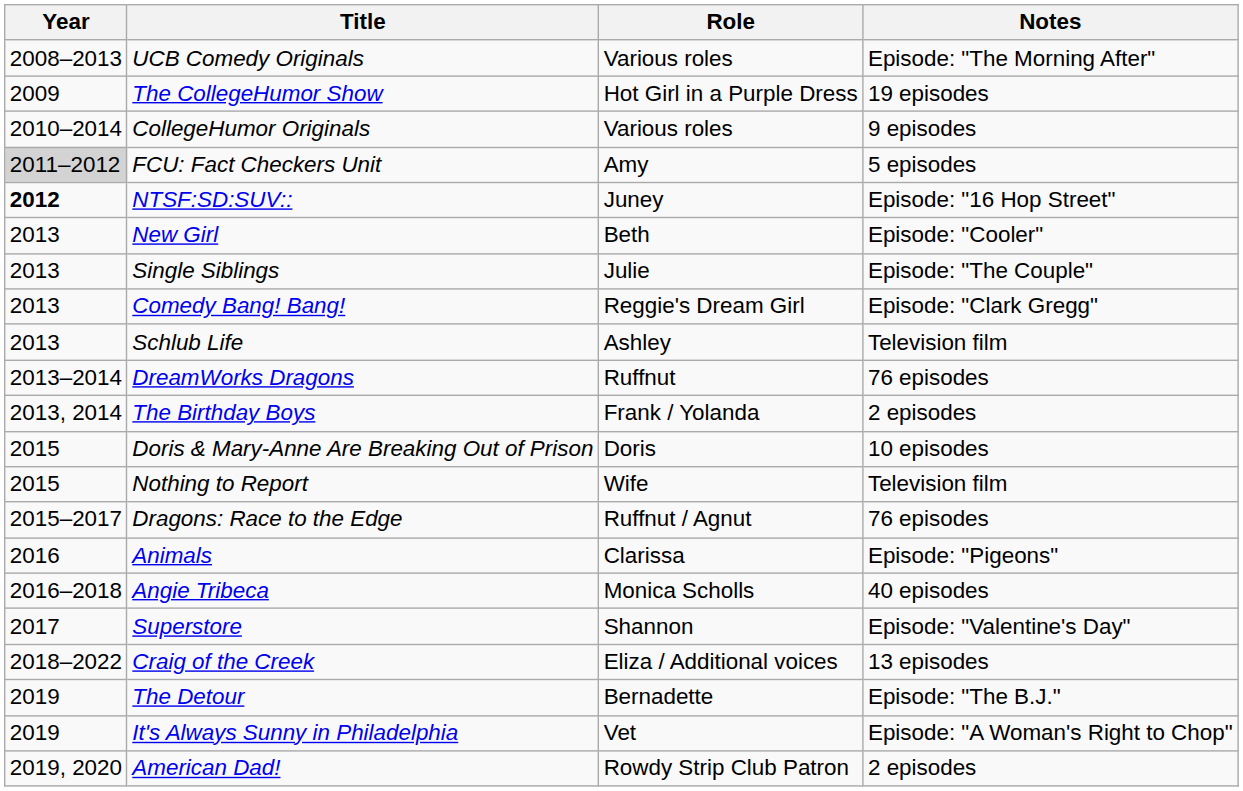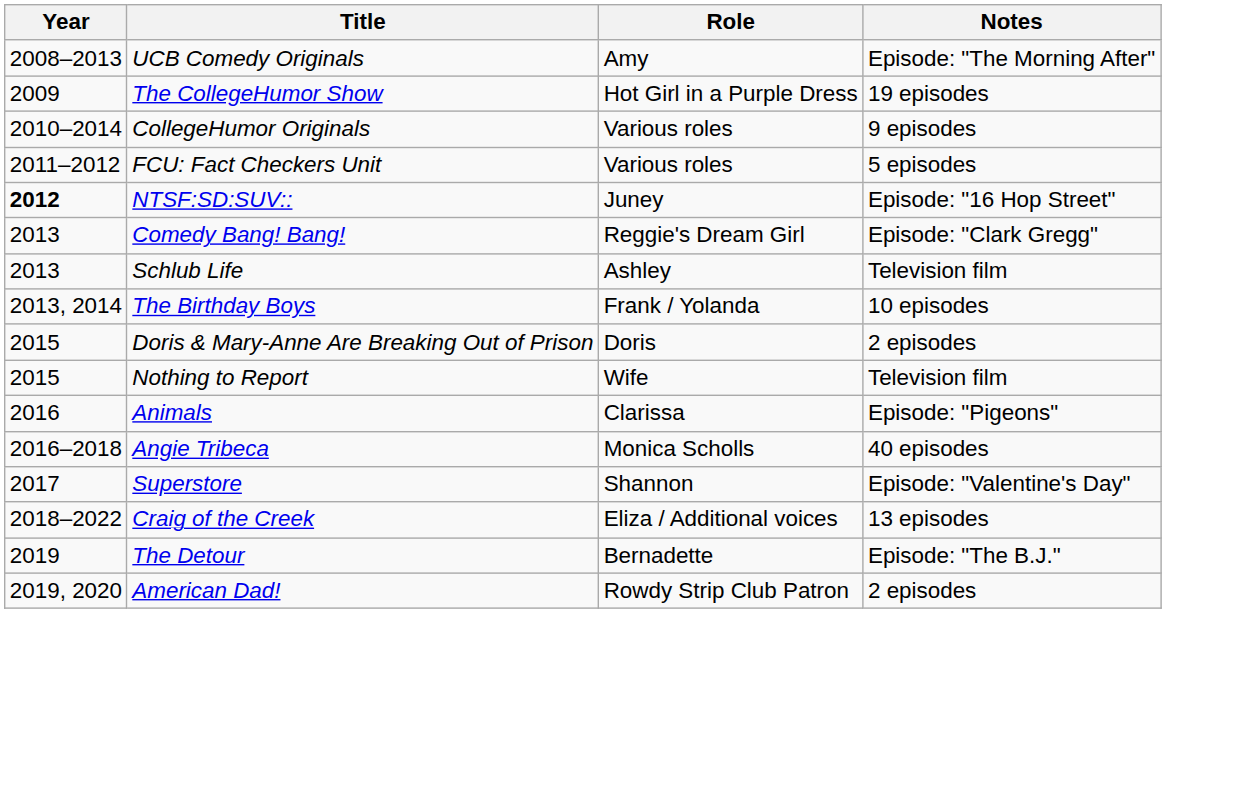(668, 57) Various roles -> (626, 57) Amy
(65, 164) lightgrey background -> (65, 164) no background
(626, 164) Amy -> (668, 164) Various roles
- row: (175, 235)
- row: (206, 270)
- row: (243, 377)
(922, 413) 2 episodes -> (928, 306) 10 episodes
(928, 448) 10 episodes -> (922, 341) 2 episodes
- row: (267, 519)
- row: (295, 732)
